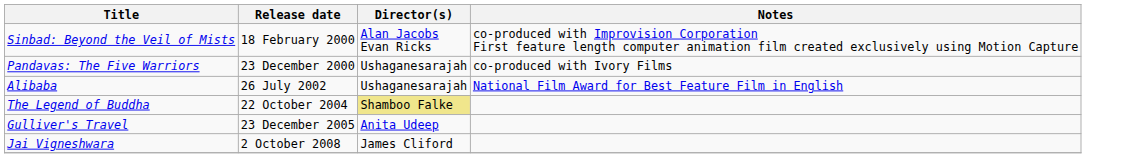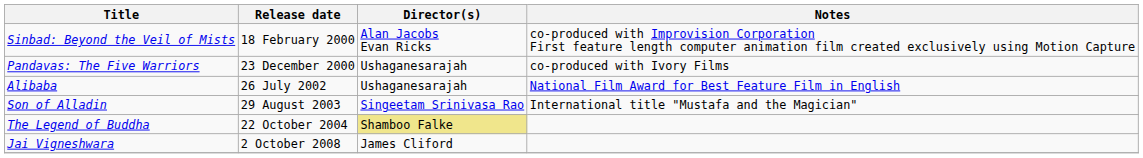+ row: (57, 105)
- row: (68, 124)
